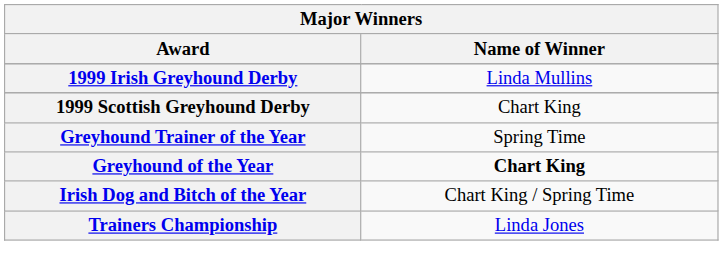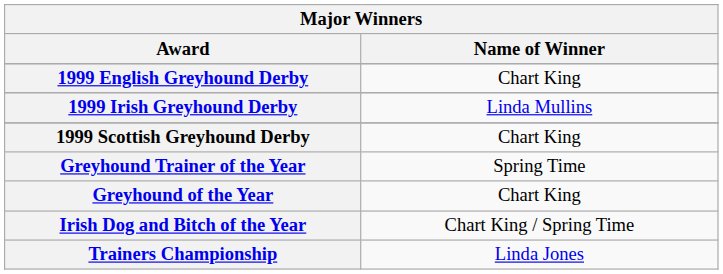+ row: (183, 78)
(539, 166) bold -> (539, 195) normal
